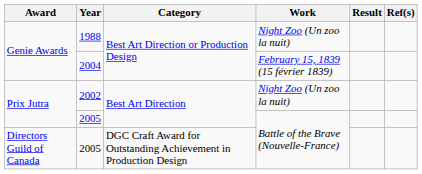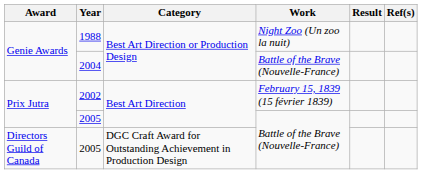(299, 65) February 15, 1839 (15 février 1839) -> (299, 65) Battle of the Brave (Nouvelle-France)
(299, 95) Night Zoo (Un zoo la nuit) -> (299, 95) February 15, 1839 (15 février 1839)
